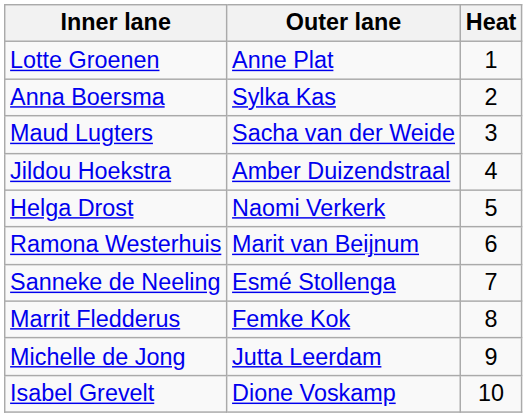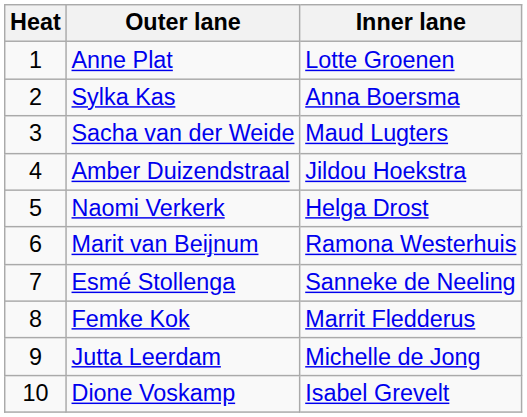columns swapped: (491, 23) <-> (116, 23)
